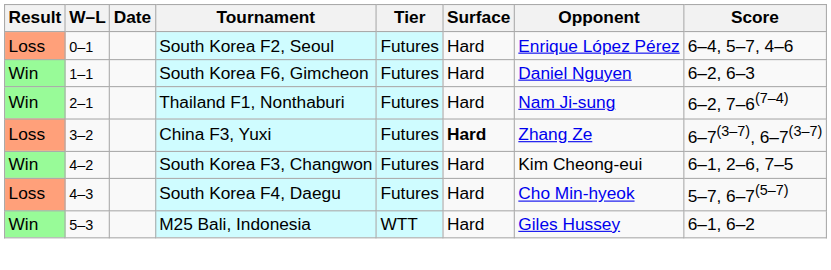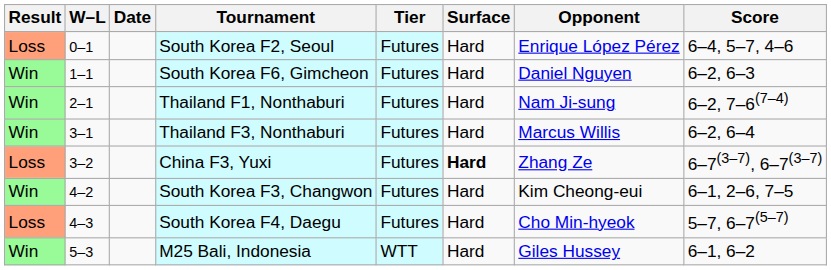+ row: (252, 132)
